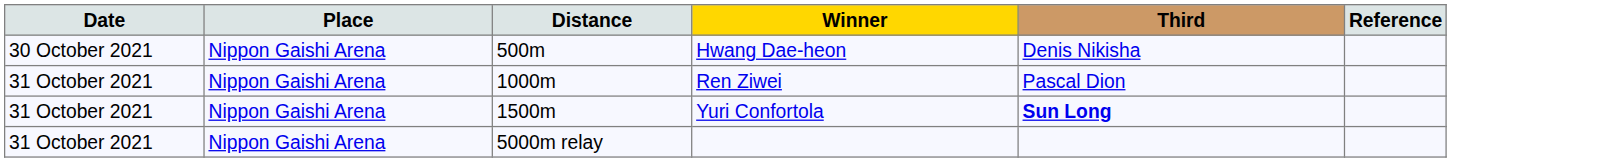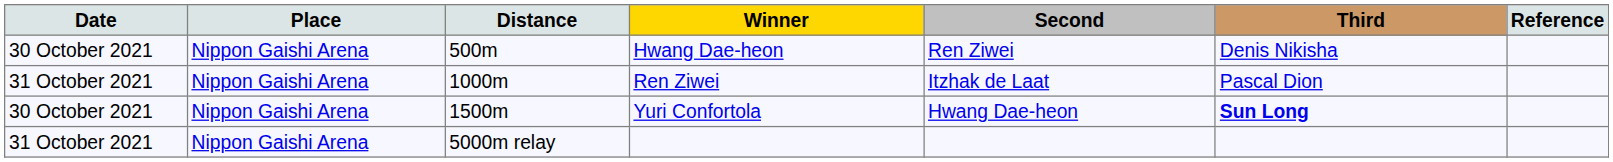+ column: (1069, 20)
(81, 111) 31 October 2021 -> (81, 111) 30 October 2021
